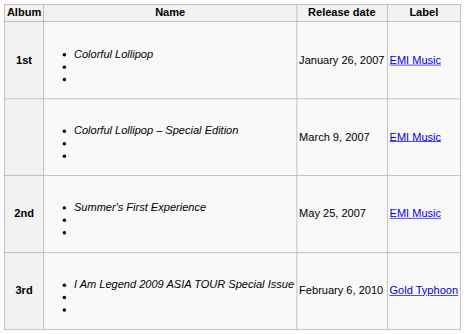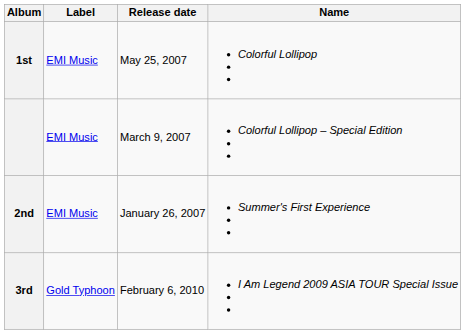columns swapped: (170, 13) <-> (424, 13)
(342, 60) January 26, 2007 -> (153, 60) May 25, 2007
(333, 214) May 25, 2007 -> (163, 214) January 26, 2007
